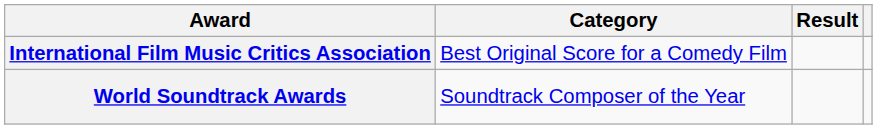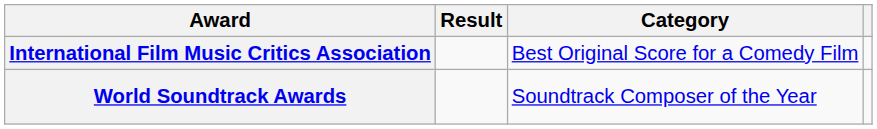columns swapped: (614, 20) <-> (827, 20)
